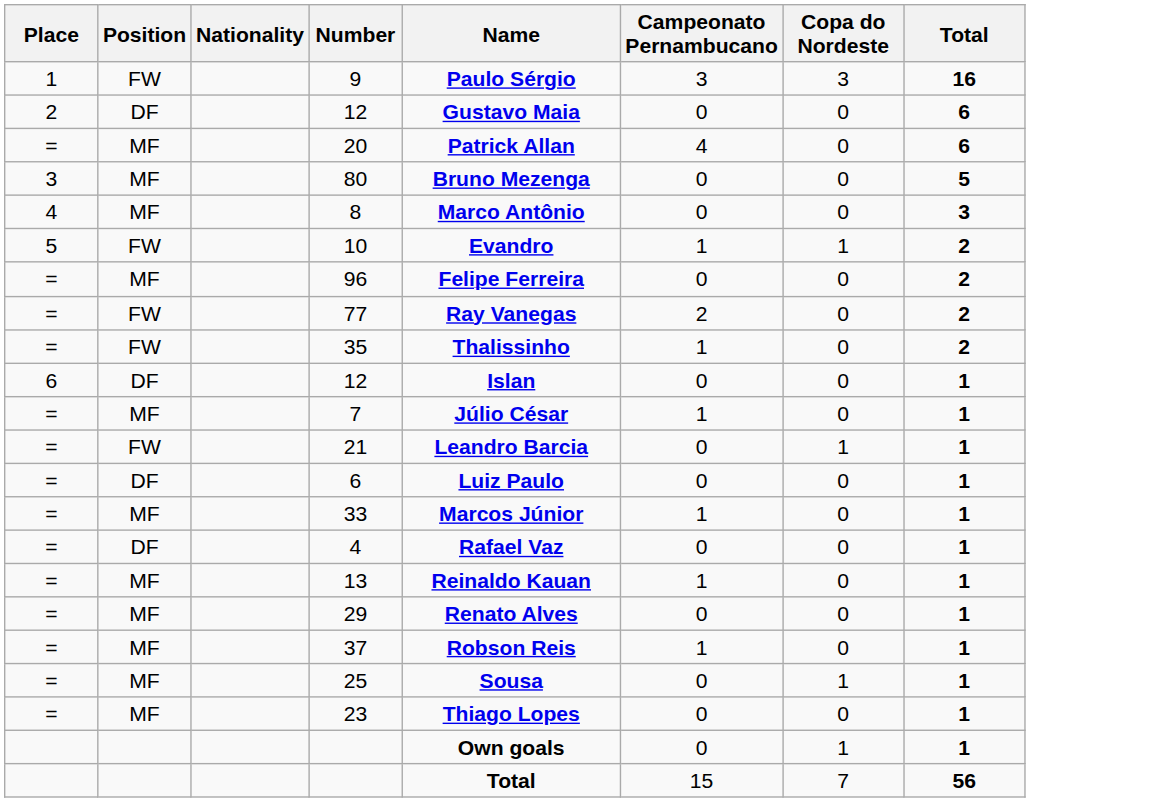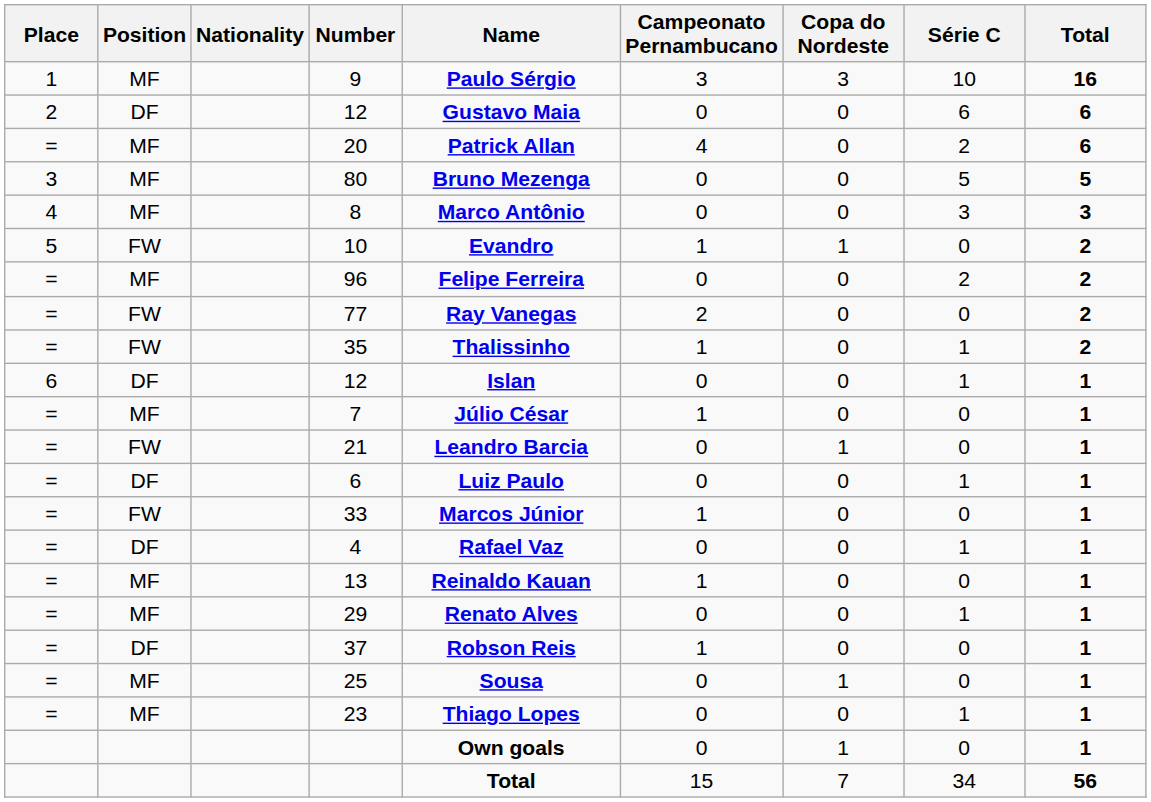+ column: (964, 33)
(145, 79) FW -> (145, 79) MF
(145, 513) MF -> (145, 513) FW
(145, 647) MF -> (145, 647) DF
